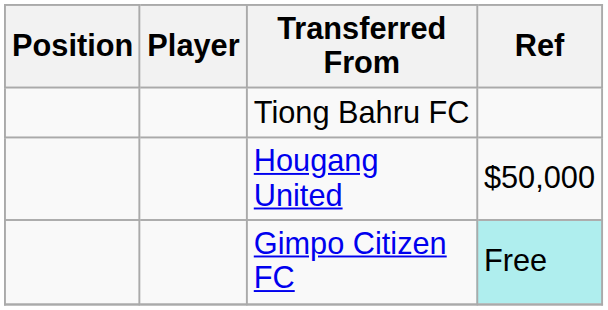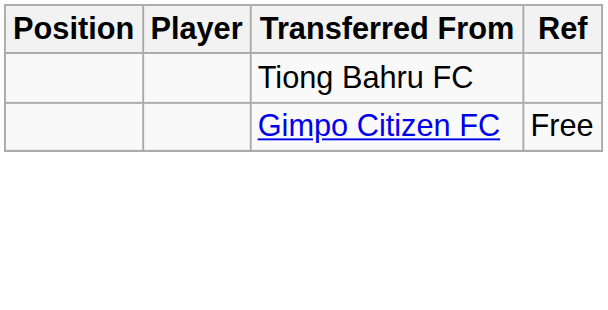- row: (316, 178)
(516, 261) paleturquoise background -> (562, 126) no background
